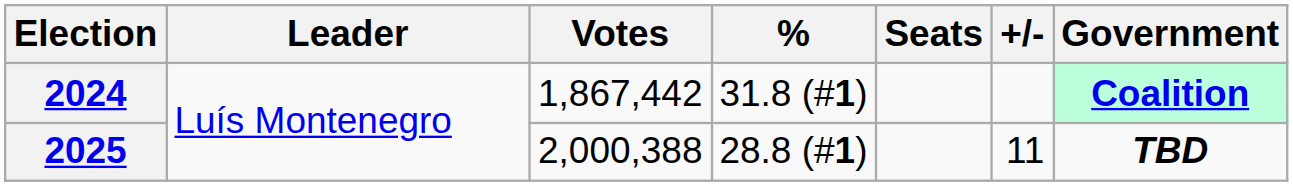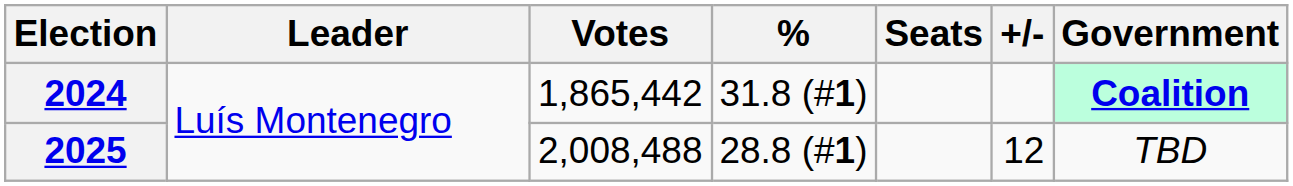(620, 92) 1,867,442 -> (620, 92) 1,865,442
(620, 151) 2,000,388 -> (620, 151) 2,008,488
(1025, 151) 11 -> (1024, 151) 12
(1170, 151) bold -> (1170, 151) normal
